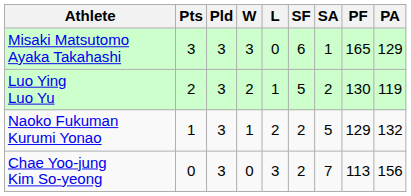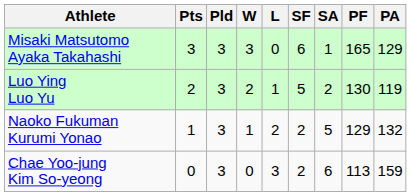(328, 171) 7 -> (328, 171) 6
(390, 171) 156 -> (390, 171) 159
